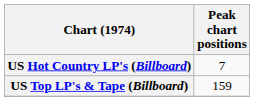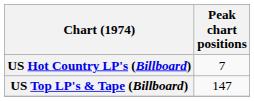(222, 86) 159 -> (222, 86) 147
